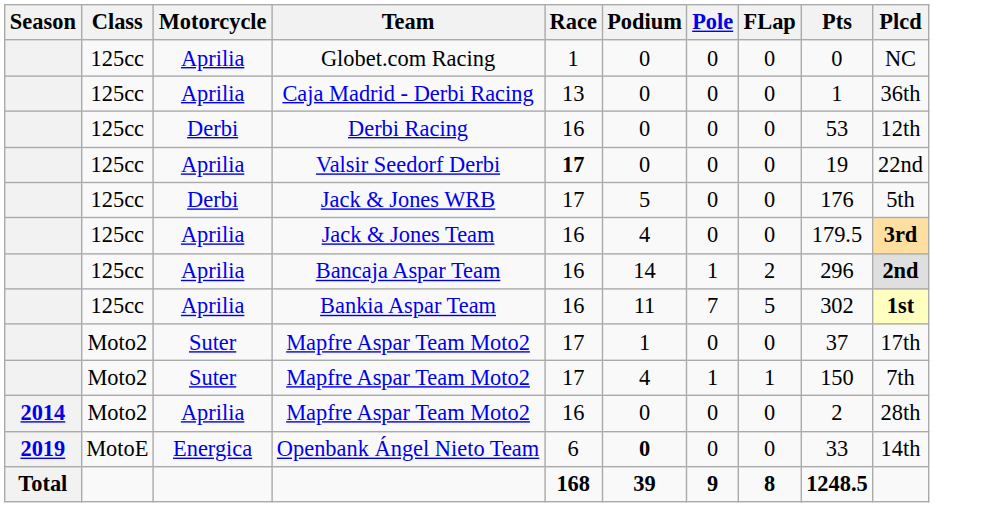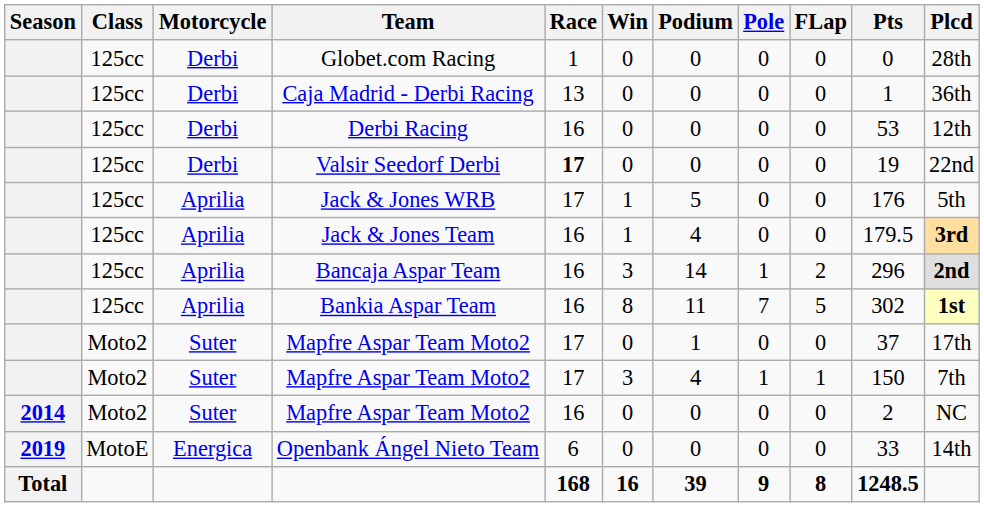+ column: (628, 22)
(213, 57) Aprilia -> (213, 57) Derbi
(900, 57) NC -> (951, 57) 28th
(213, 93) Aprilia -> (213, 93) Derbi
(213, 164) Aprilia -> (213, 164) Derbi
(213, 199) Derbi -> (213, 199) Aprilia
(213, 413) Aprilia -> (213, 413) Suter
(900, 413) 28th -> (951, 413) NC
(644, 448) bold -> (696, 448) normal
